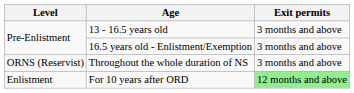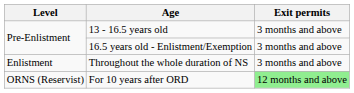(45, 63) ORNS (Reservist) -> (30, 63) Enlistment
(30, 79) Enlistment -> (45, 79) ORNS (Reservist)
